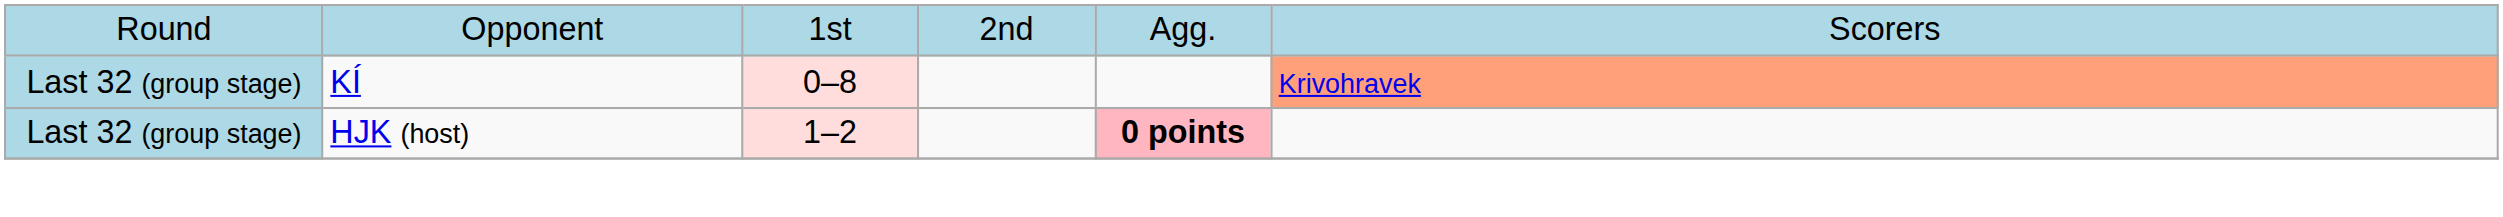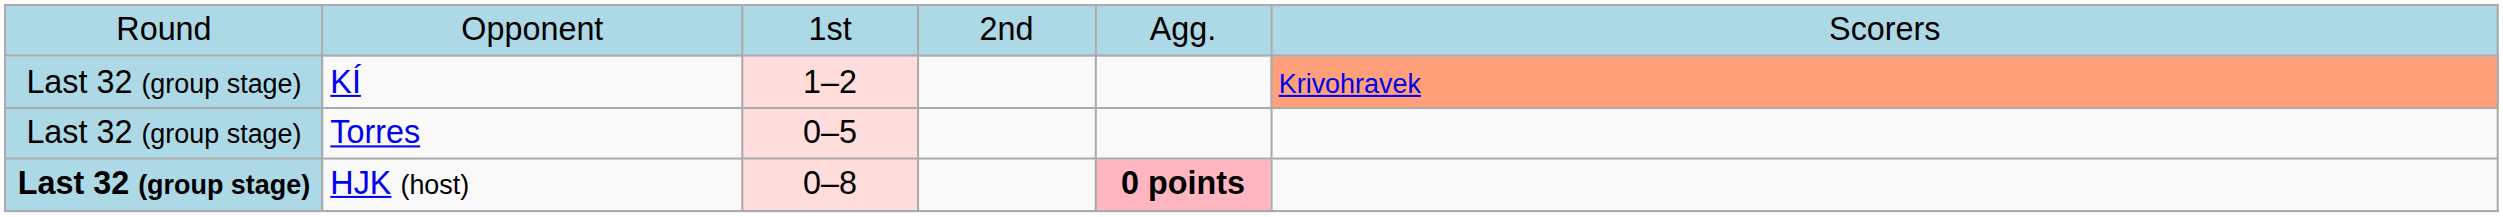(830, 81) 0–8 -> (830, 81) 1–2
+ row: (375, 132)
(164, 132) normal -> (164, 183) bold
(830, 132) 1–2 -> (830, 183) 0–8
